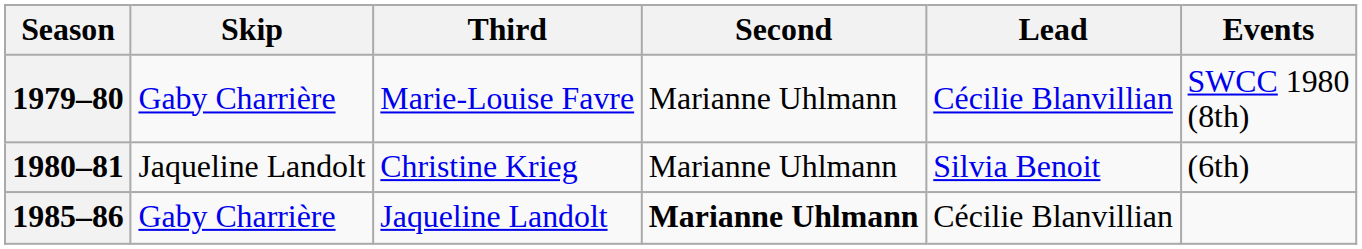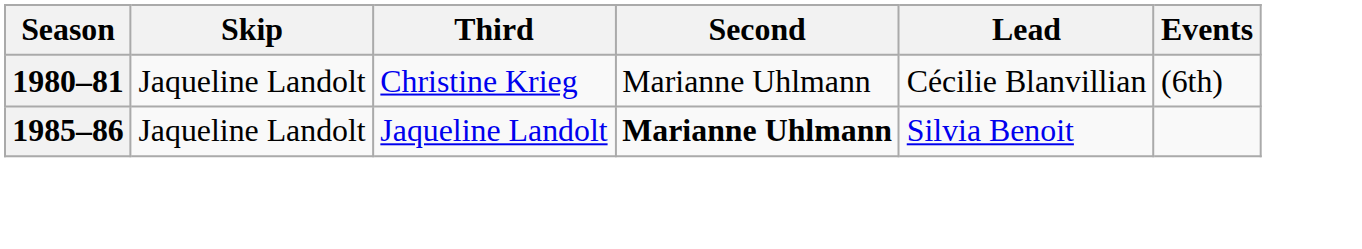- row: (68, 98)
(1017, 166) Silvia Benoit -> (1027, 80) Cécilie Blanvillian
(237, 217) Gaby Charrière -> (252, 130) Jaqueline Landolt
(1053, 217) Cécilie Blanvillian -> (990, 130) Silvia Benoit
